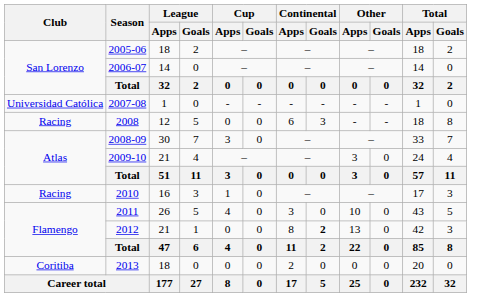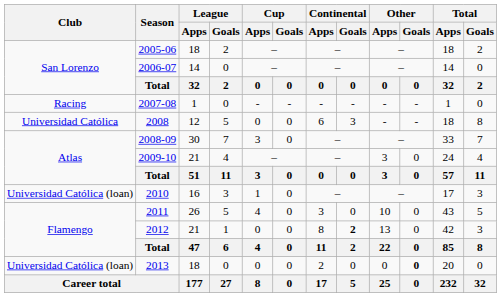(55, 103) Universidad Católica -> (70, 103) Racing
(55, 121) Racing -> (70, 121) Universidad Católica
(55, 193) Racing -> (70, 193) Universidad Católica (loan)
(55, 265) Coritiba -> (70, 265) Universidad Católica (loan)
(386, 265) normal -> (416, 265) bold
